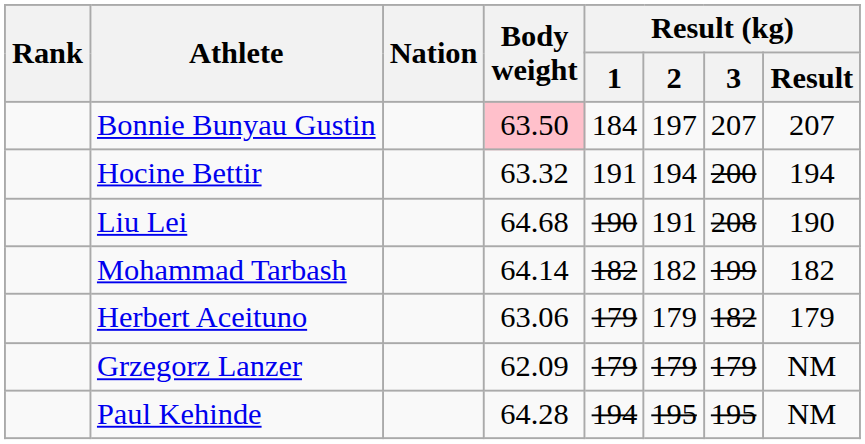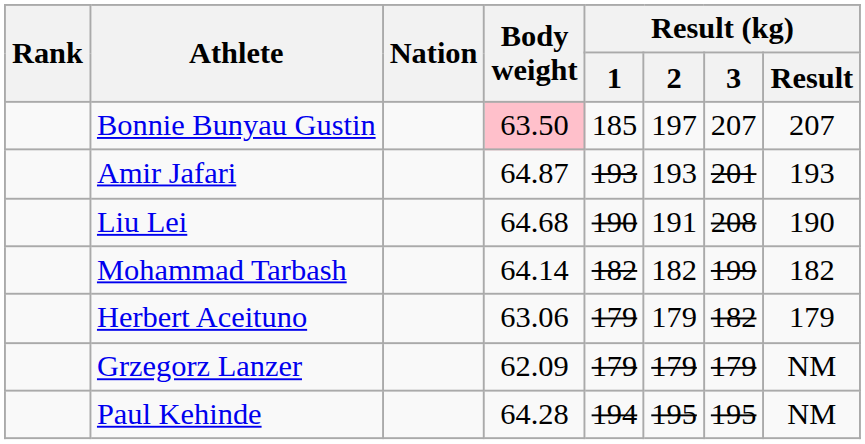(614, 125) 184 -> (614, 125) 185
- row: (179, 173)
+ row: (167, 173)
